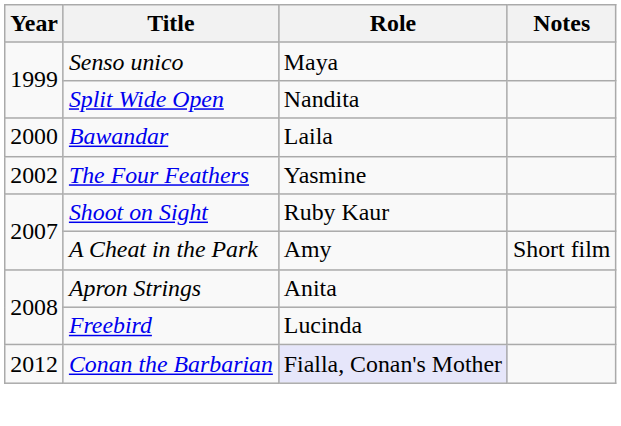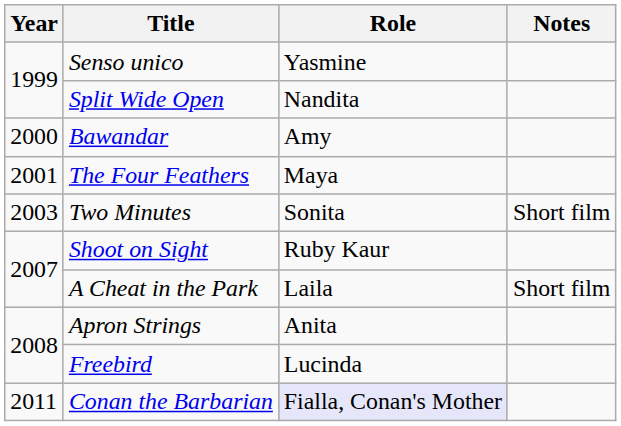(311, 61) Maya -> (325, 61) Yasmine
(308, 136) Laila -> (308, 136) Amy
(34, 174) 2002 -> (34, 174) 2001
(325, 174) Yasmine -> (311, 174) Maya
+ row: (130, 212)
(308, 250) Amy -> (308, 288) Laila
(34, 363) 2012 -> (34, 401) 2011
